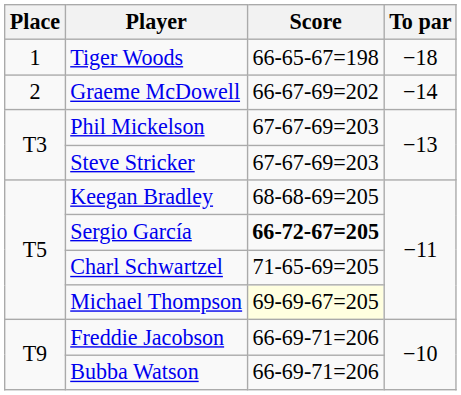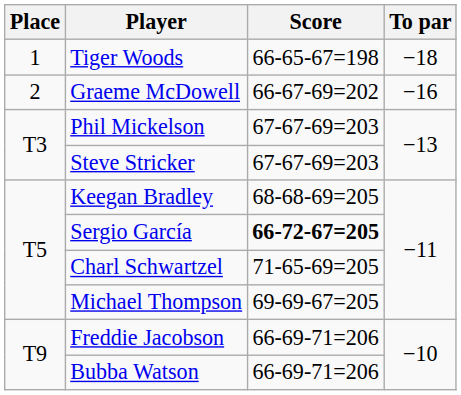(420, 92) −14 -> (420, 92) −16
(316, 302) lightyellow background -> (316, 302) no background
